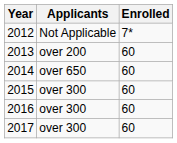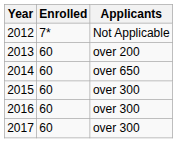columns swapped: (78, 14) <-> (146, 14)
